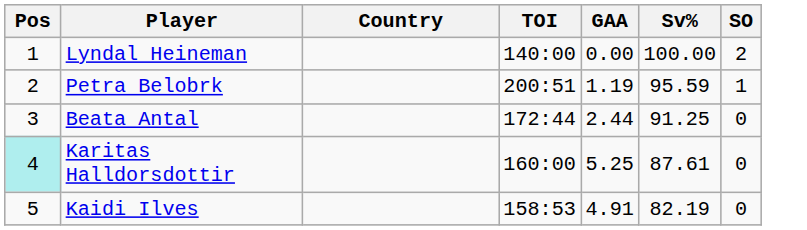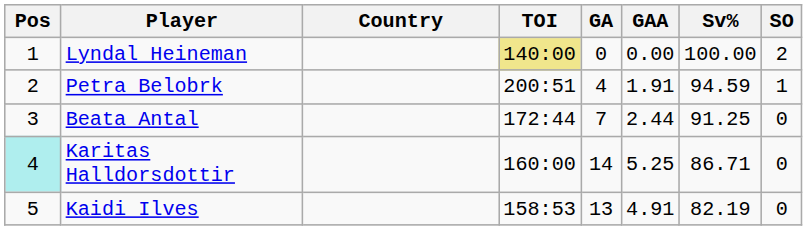+ column: (601, 21)
(540, 54) no background -> (540, 54) khaki background
(610, 87) 1.19 -> (650, 87) 1.91
(680, 87) 95.59 -> (720, 87) 94.59
(680, 164) 87.61 -> (720, 164) 86.71
